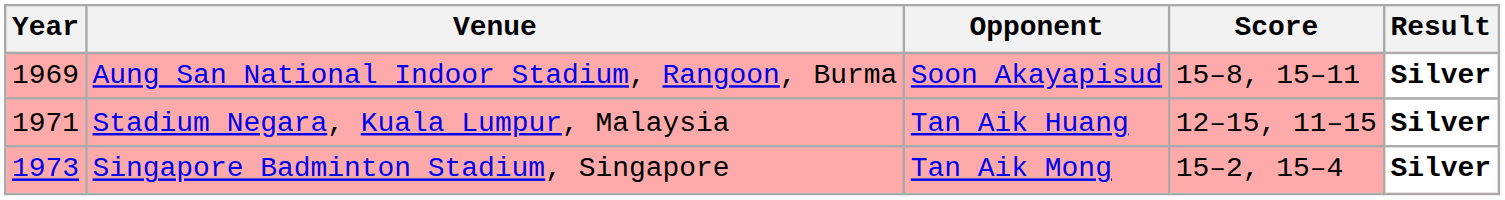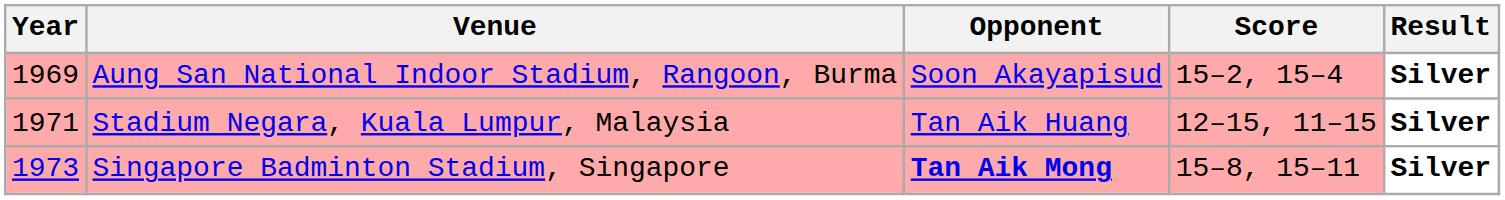(1268, 75) 15–8, 15–11 -> (1260, 75) 15–2, 15–4
(1011, 169) normal -> (1011, 169) bold
(1260, 169) 15–2, 15–4 -> (1268, 169) 15–8, 15–11
